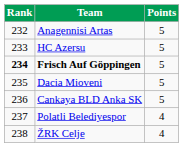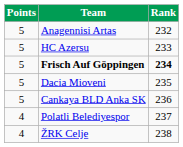columns swapped: (20, 13) <-> (162, 13)
